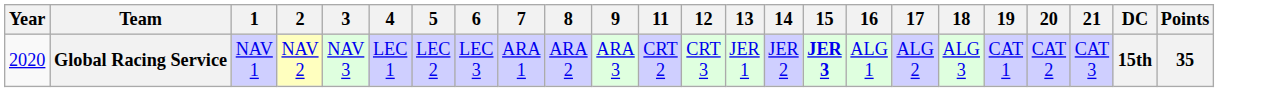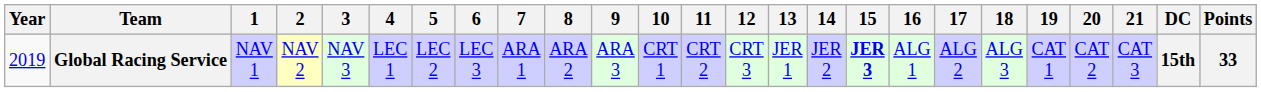+ column: (661, 19)
(27, 59) 2020 -> (27, 59) 2019
(1185, 59) 35 -> (1228, 59) 33
